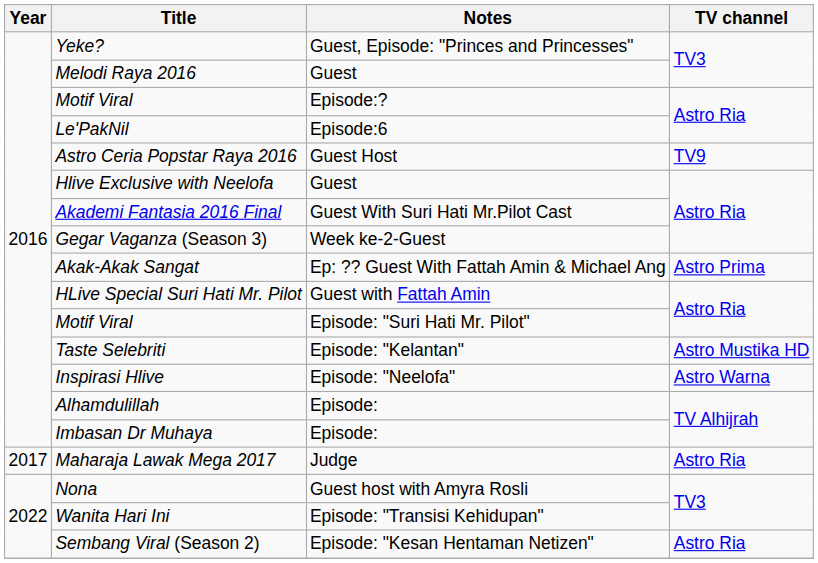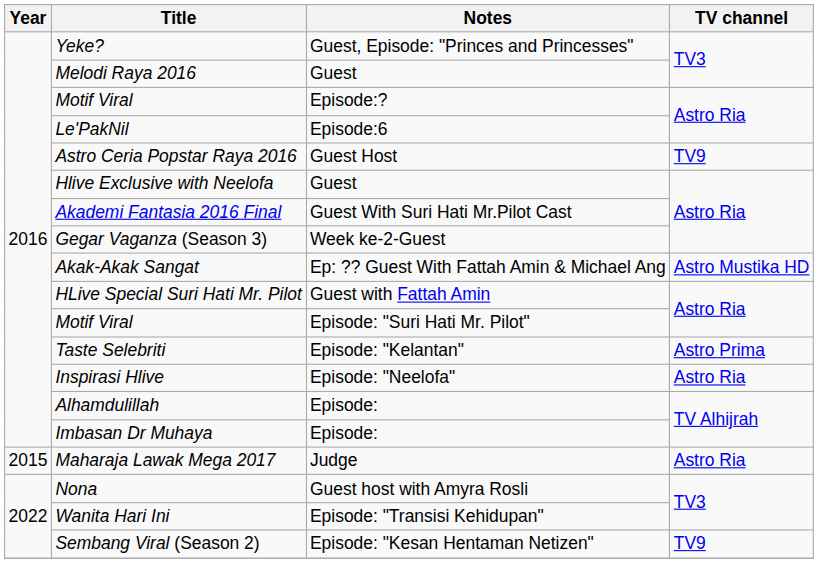(719, 267) Astro Prima -> (742, 267) Astro Mustika HD
(742, 350) Astro Mustika HD -> (719, 350) Astro Prima
(722, 377) Astro Warna -> (710, 377) Astro Ria
(28, 460) 2017 -> (28, 460) 2015
(710, 543) Astro Ria -> (690, 543) TV9
